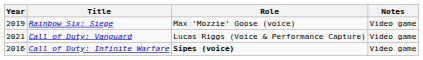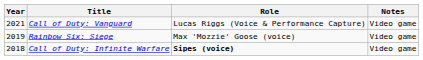rows swapped: (80, 36) <-> (71, 23)
(16, 49) 2016 -> (16, 49) 2018
